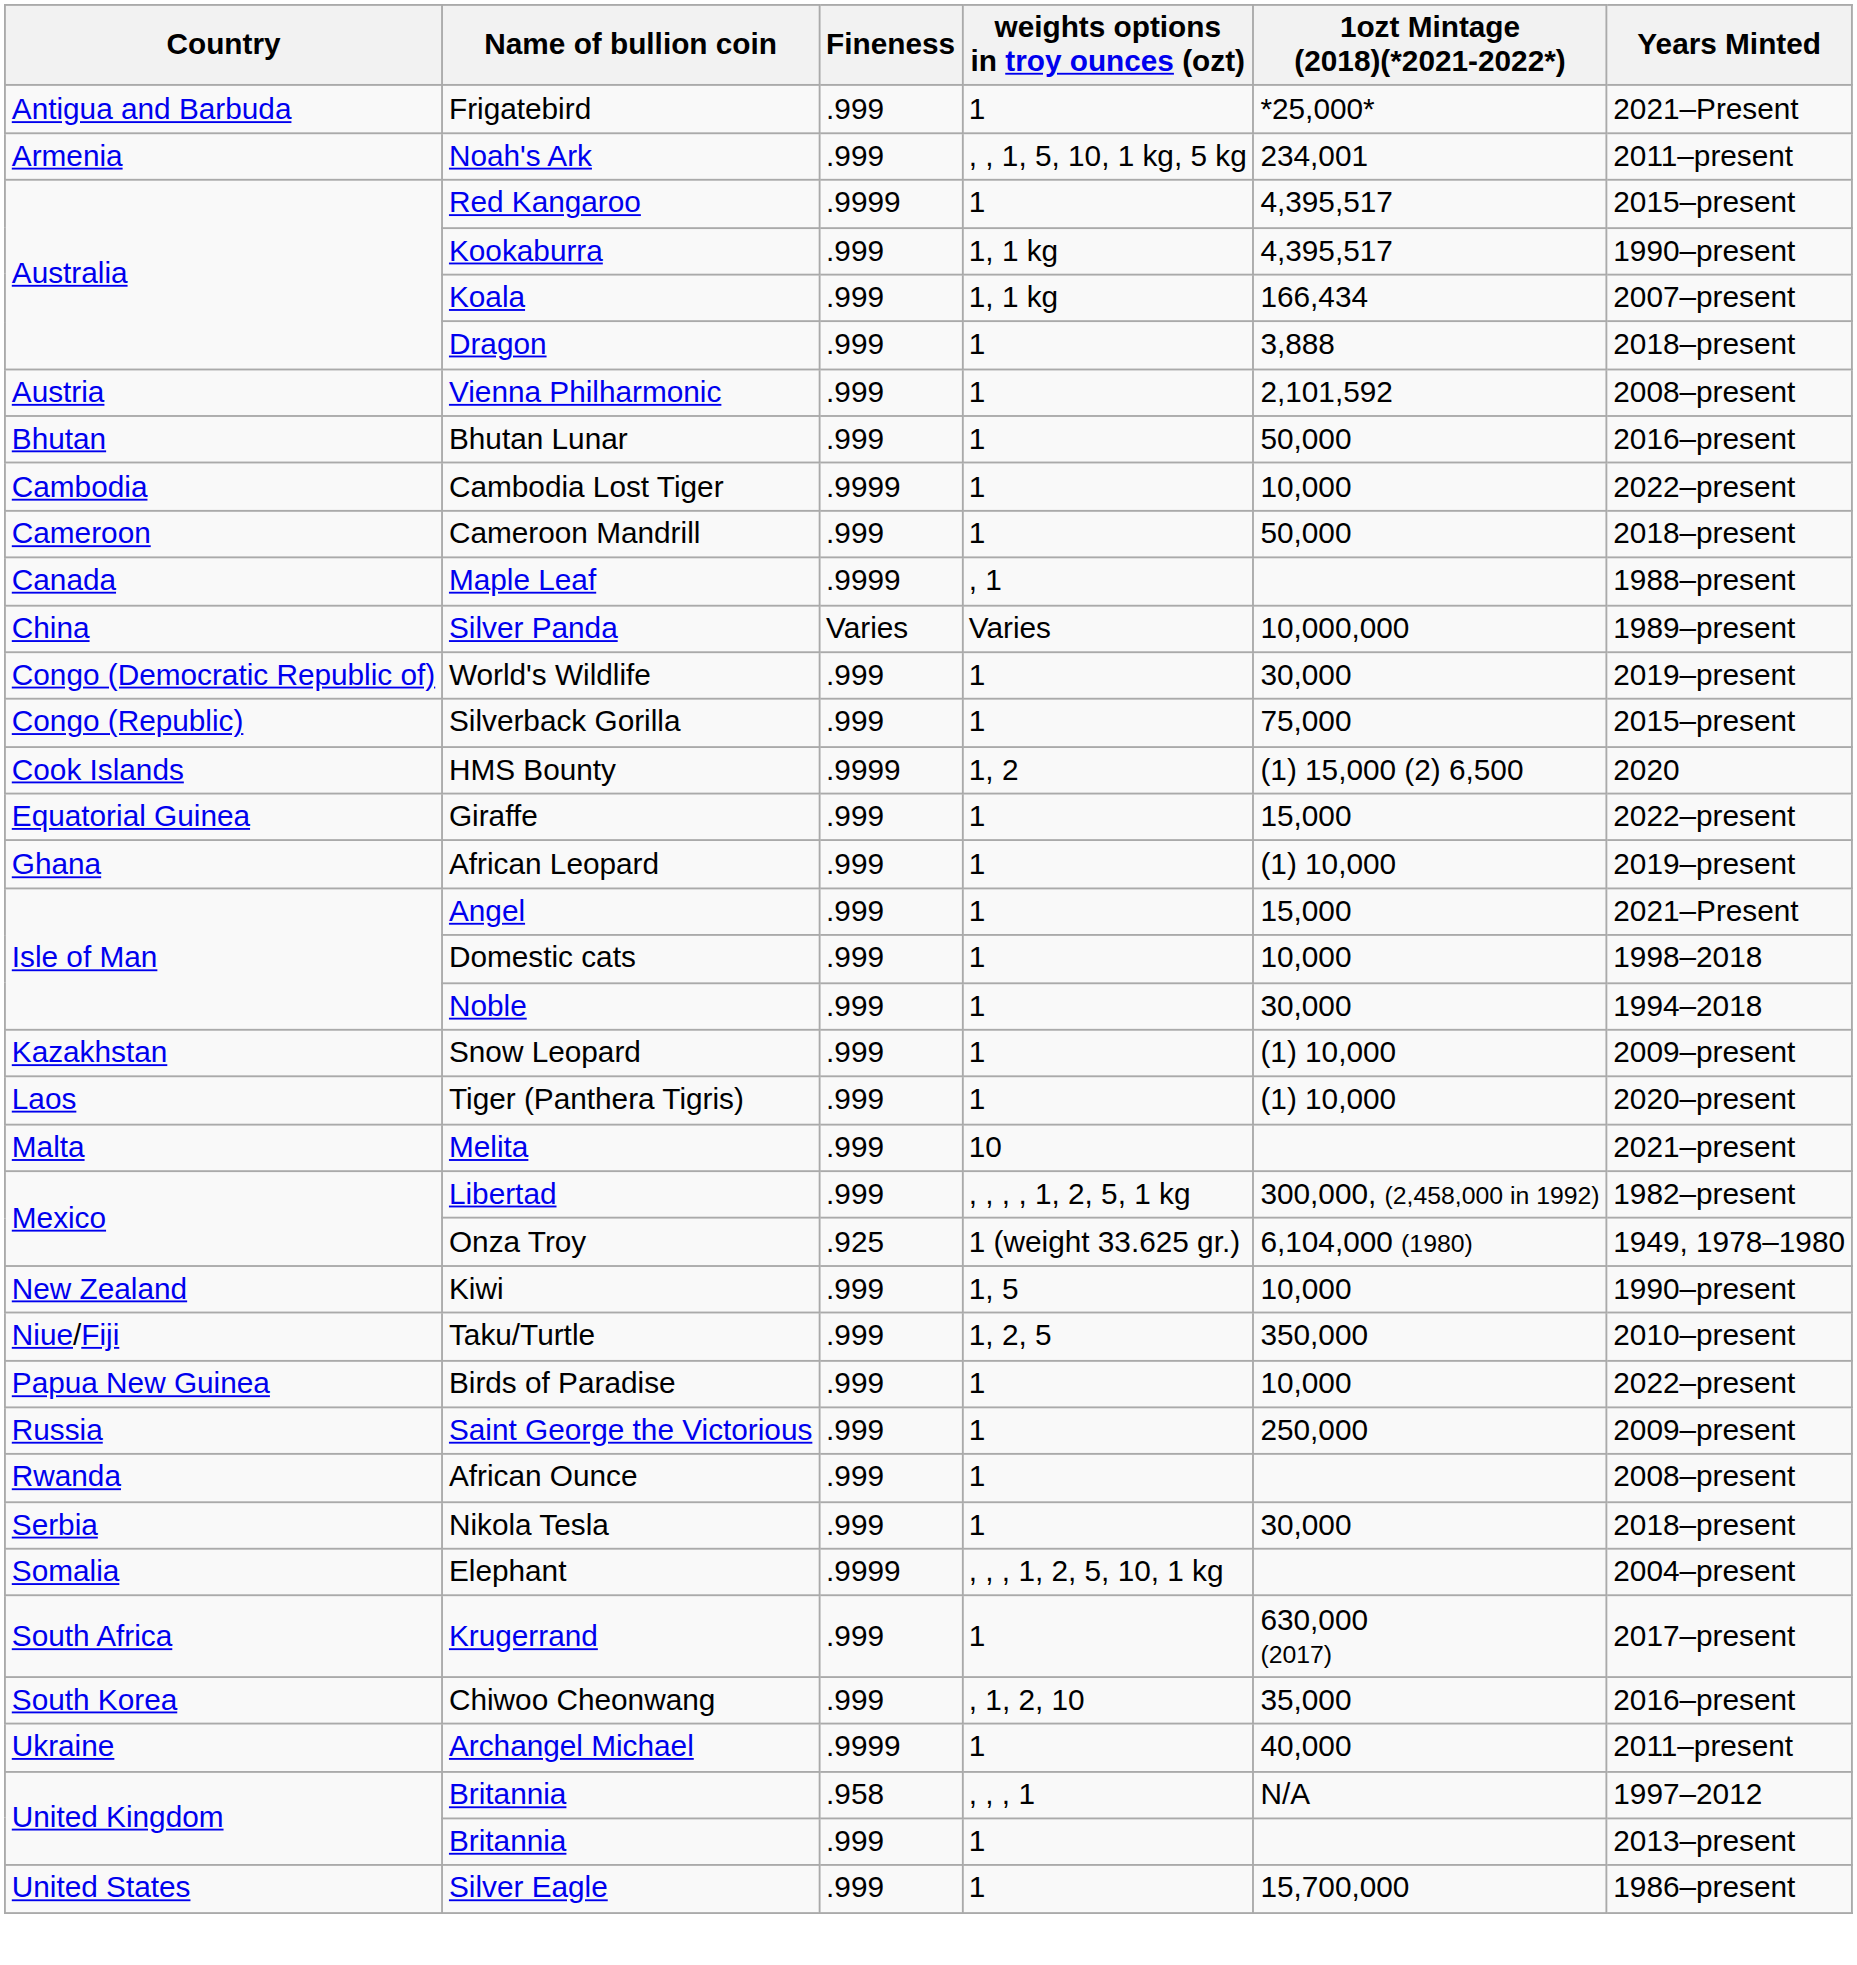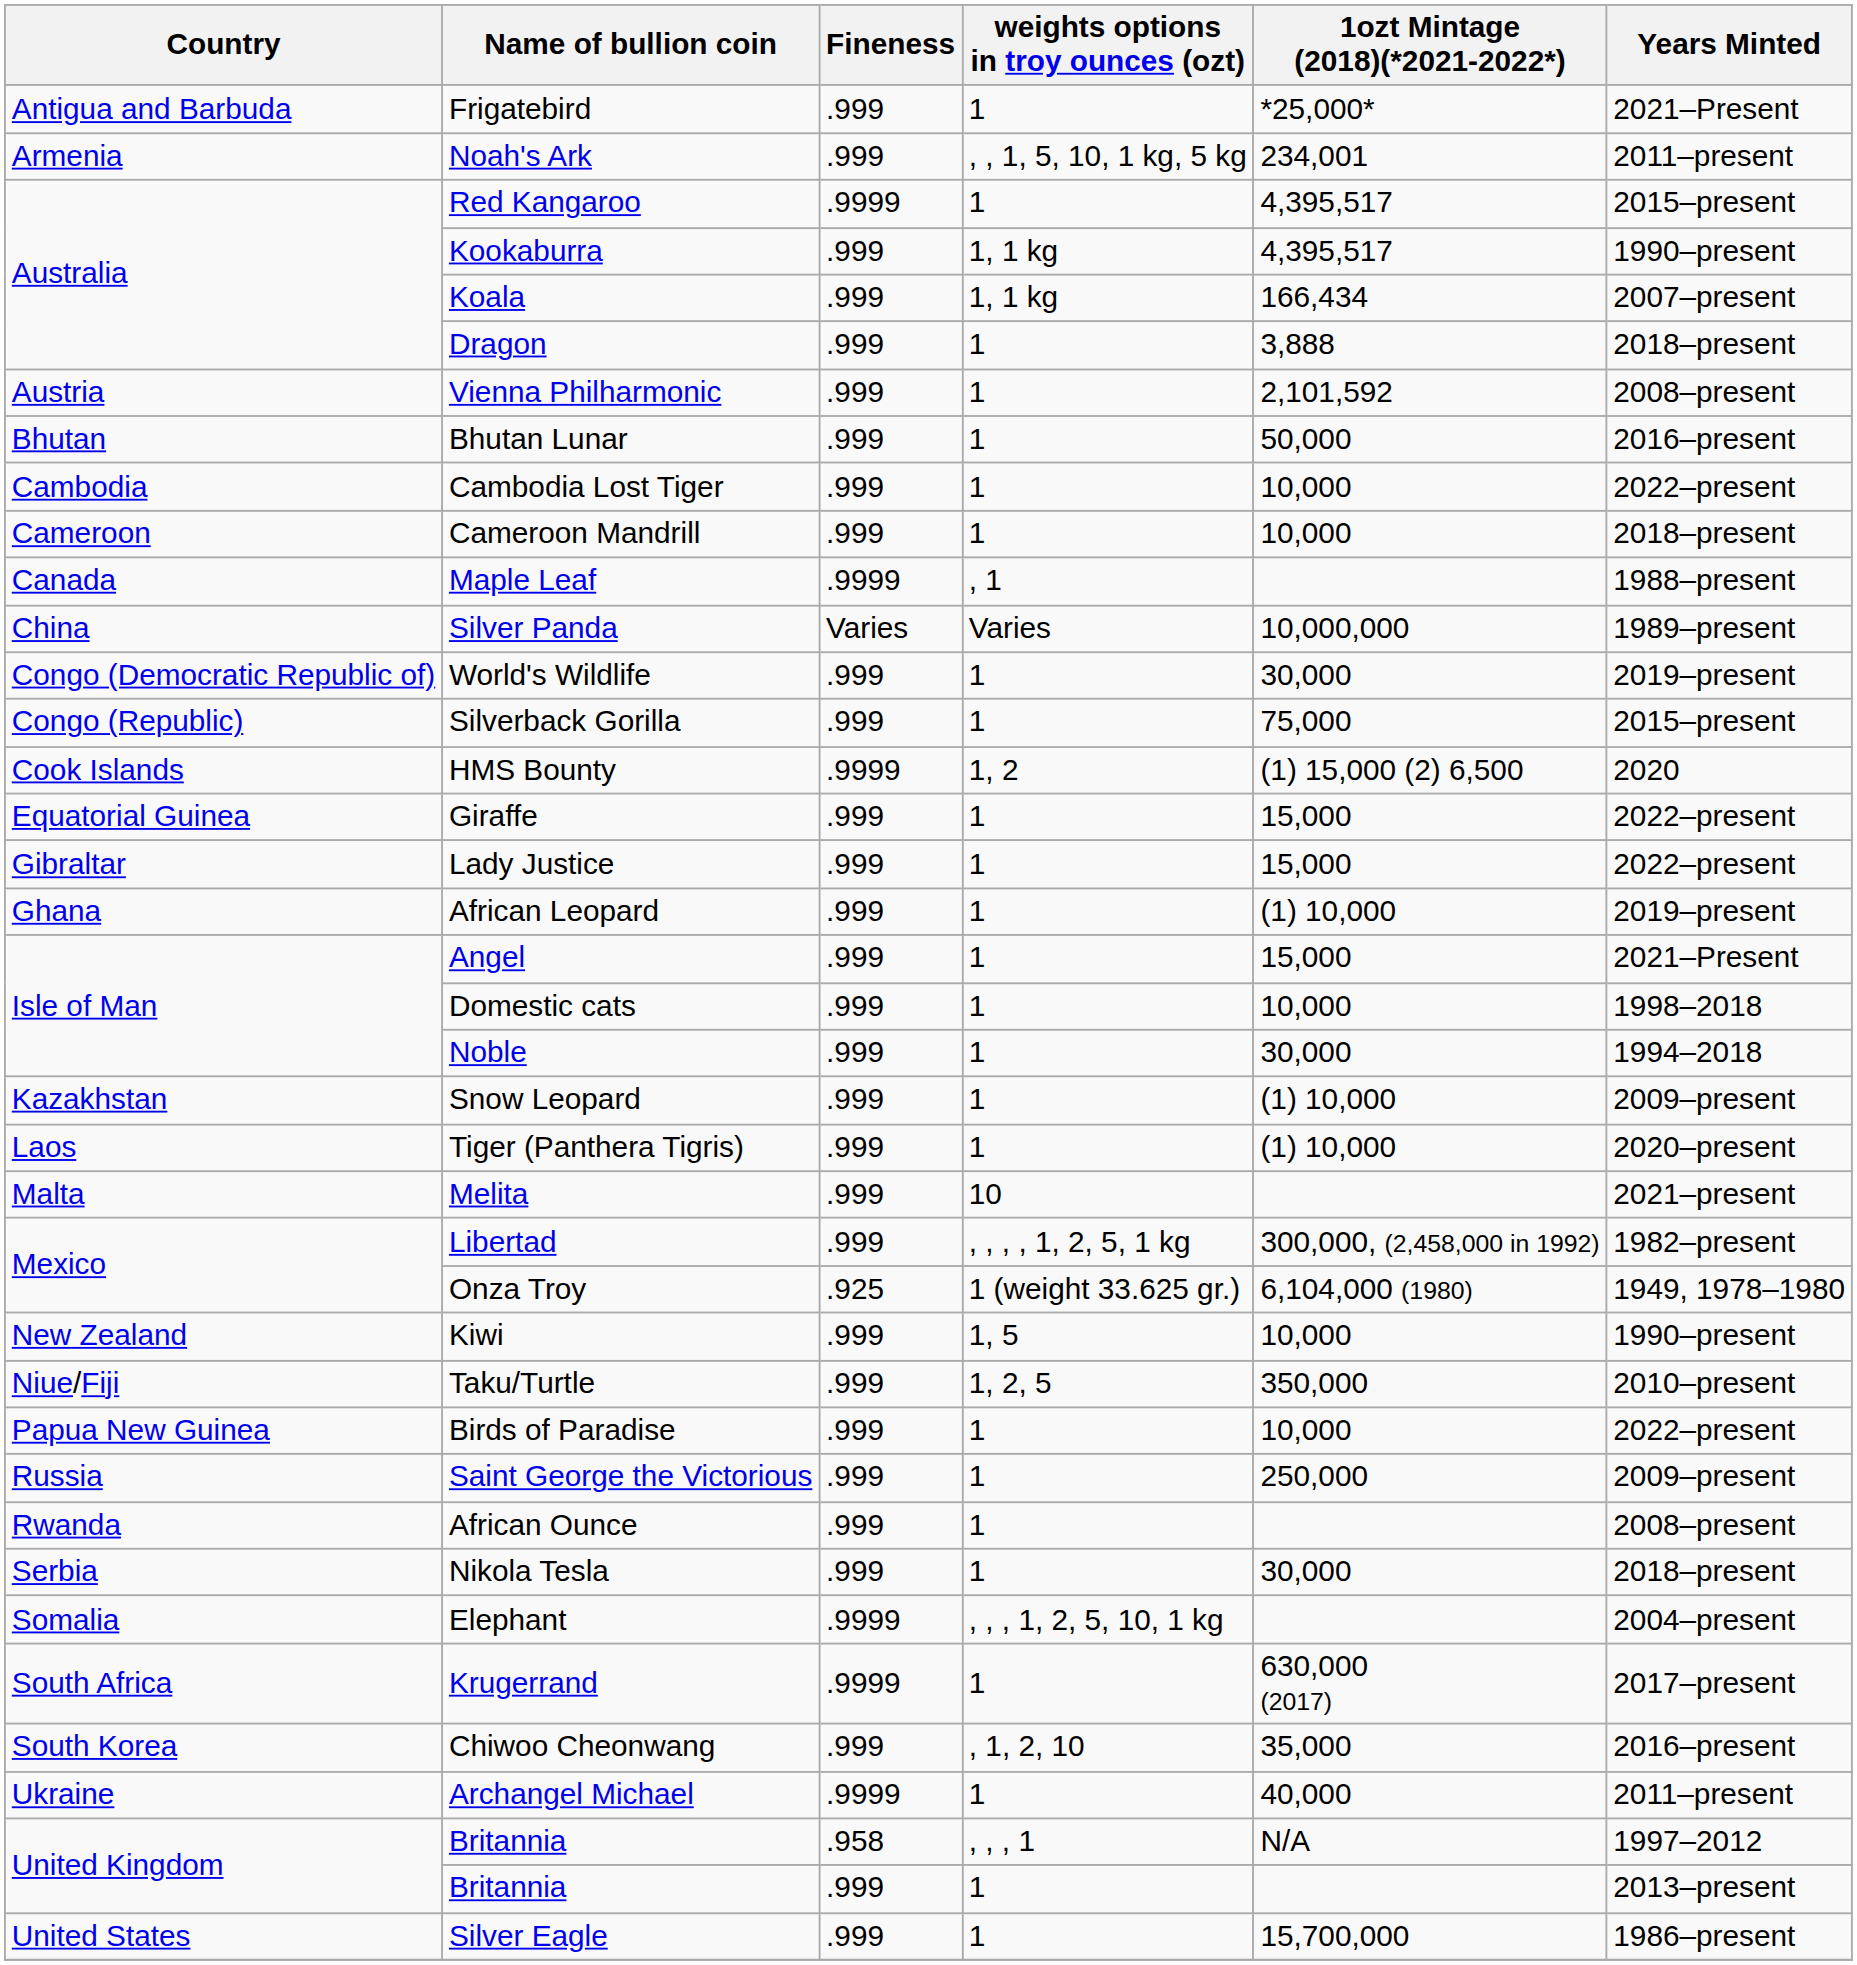(863, 486) .9999 -> (855, 486) .999
(1306, 533) 50,000 -> (1306, 533) 10,000
+ row: (532, 863)
(855, 1635) .999 -> (863, 1683) .9999
